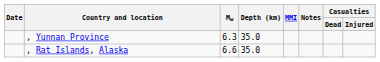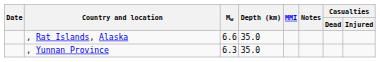rows swapped: (77, 50) <-> (68, 37)
